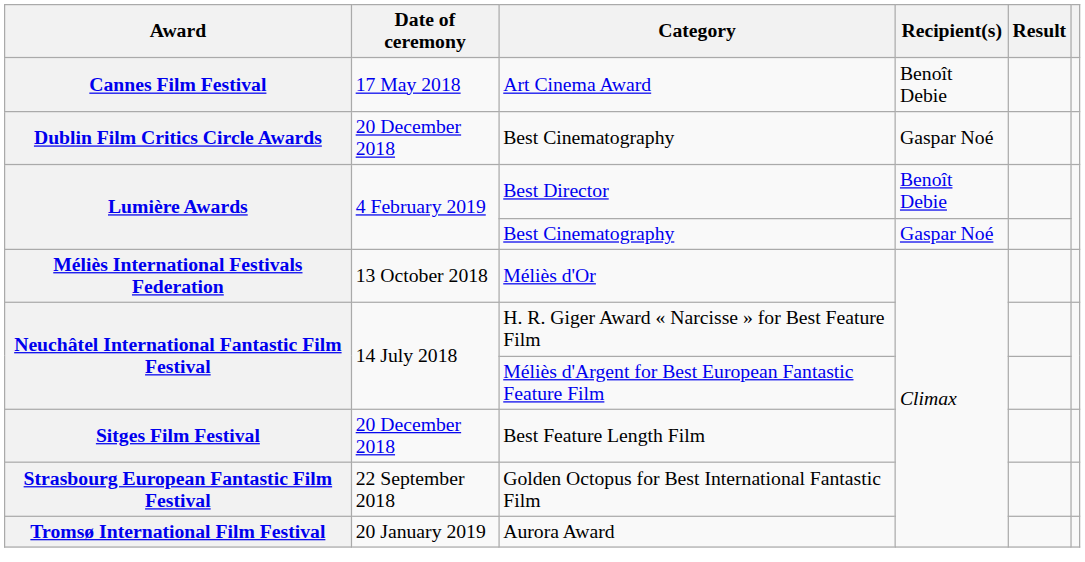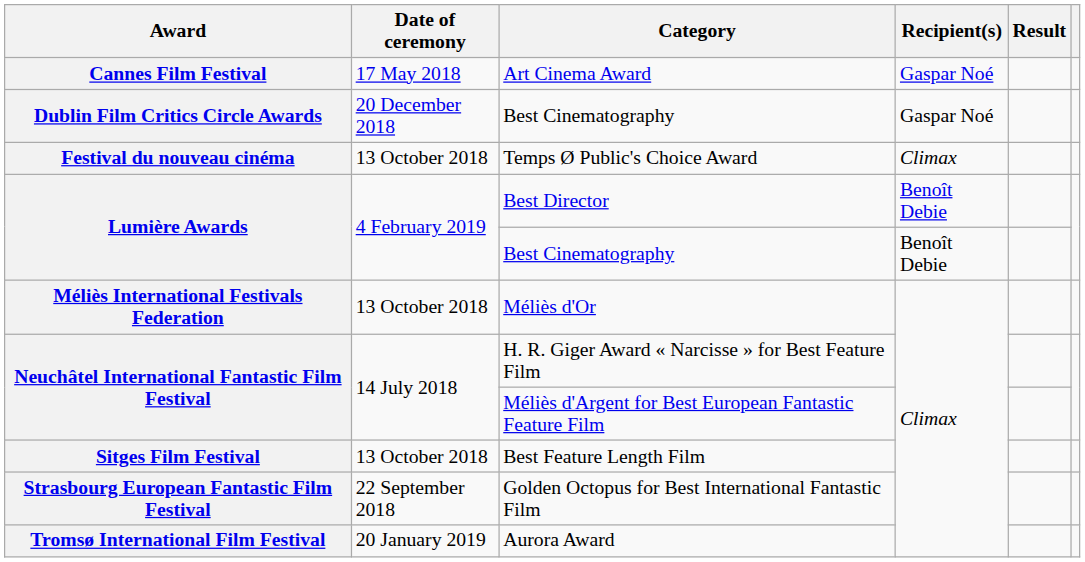(926, 84) Benoît Debie -> (947, 73) Gaspar Noé
+ row: (178, 158)
(947, 233) Gaspar Noé -> (926, 253) Benoît Debie
(408, 435) 20 December 2018 -> (422, 455) 13 October 2018
